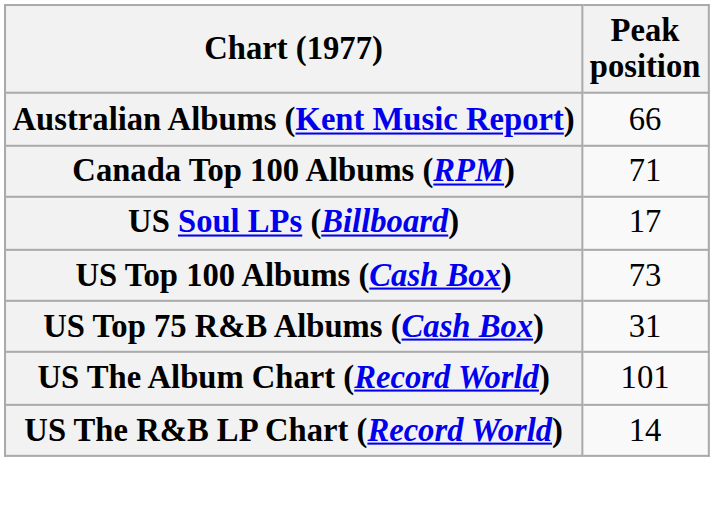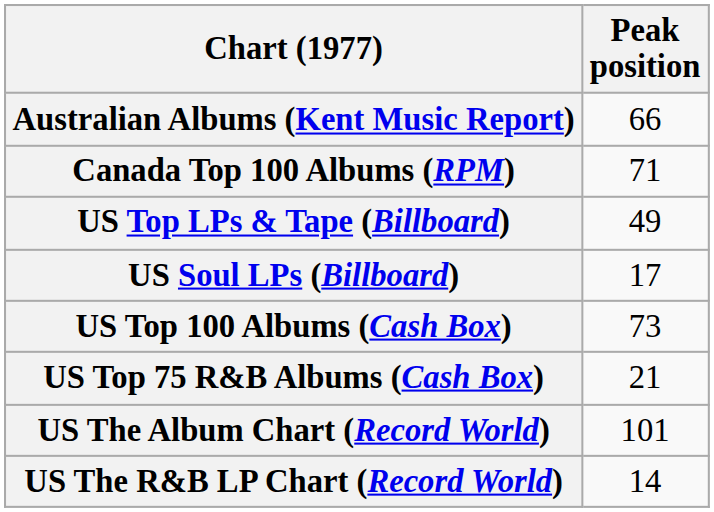+ row: (294, 222)
(645, 325) 31 -> (645, 377) 21
